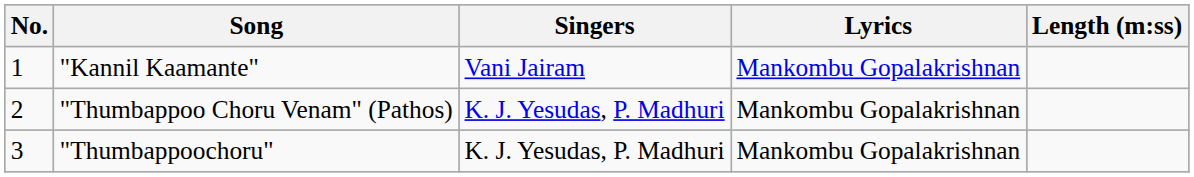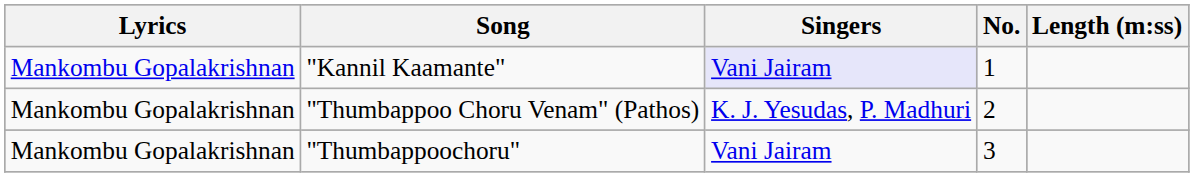columns swapped: (29, 25) <-> (878, 25)
(525, 67) no background -> (771, 67) lavender background
(595, 151) K. J. Yesudas, P. Madhuri -> (771, 151) Vani Jairam
